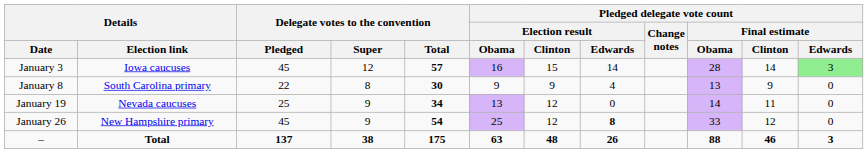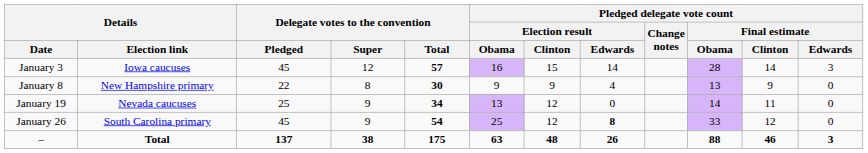(830, 67) lightgreen background -> (830, 67) no background
(157, 85) South Carolina primary -> (157, 85) New Hampshire primary
(157, 121) New Hampshire primary -> (157, 121) South Carolina primary
